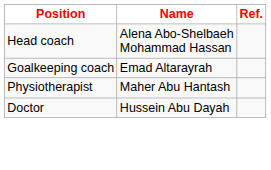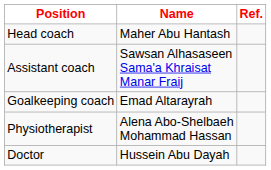(177, 41) Alena Abo-Shelbaeh Mohammad Hassan -> (175, 34) Maher Abu Hantash
+ row: (51, 68)
(175, 87) Maher Abu Hantash -> (177, 128) Alena Abo-Shelbaeh Mohammad Hassan
